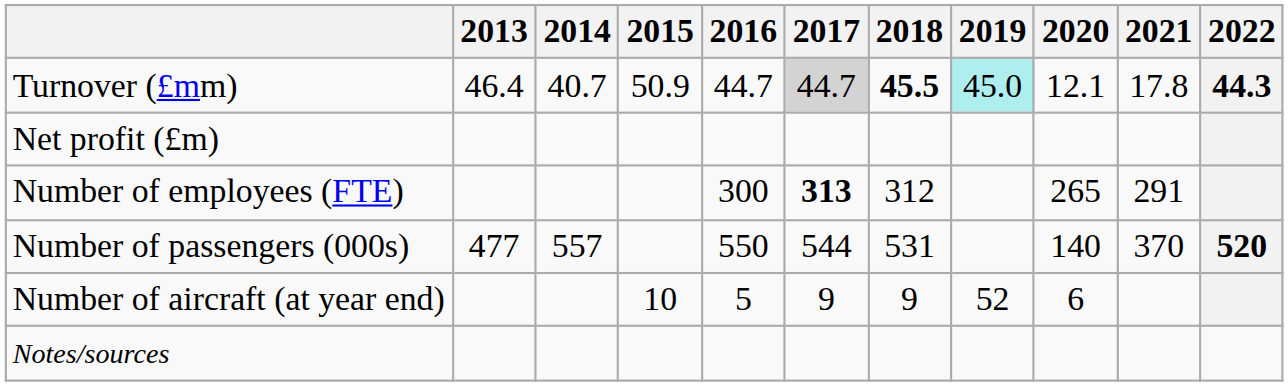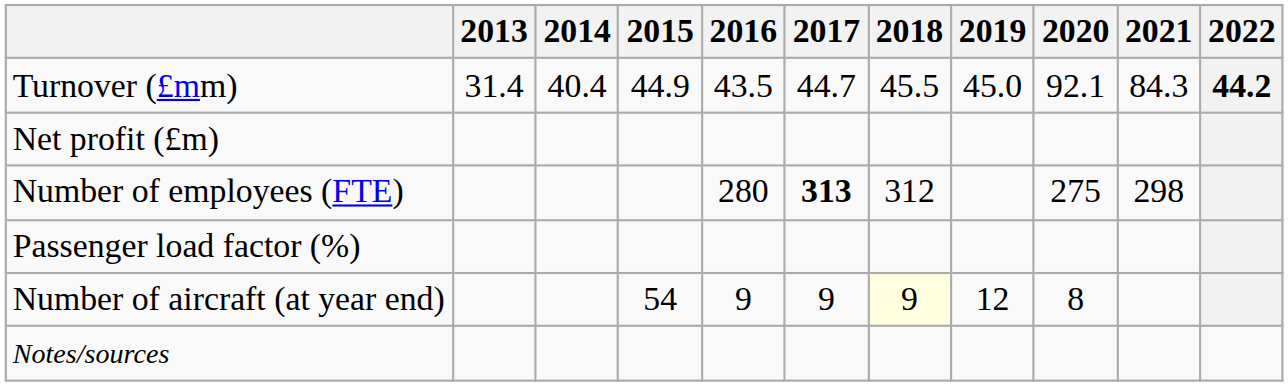(494, 84) 46.4 -> (494, 84) 31.4
(577, 84) 40.7 -> (577, 84) 40.4
(660, 84) 50.9 -> (660, 84) 44.9
(743, 84) 44.7 -> (743, 84) 43.5
(826, 84) lightgrey background -> (826, 84) no background
(909, 84) bold -> (909, 84) normal
(993, 84) paleturquoise background -> (993, 84) no background
(1076, 84) 12.1 -> (1076, 84) 92.1
(1159, 84) 17.8 -> (1159, 84) 84.3
(1242, 84) 44.3 -> (1242, 84) 44.2
(743, 191) 300 -> (743, 191) 280
(1076, 191) 265 -> (1076, 191) 275
(1159, 191) 291 -> (1159, 191) 298
- row: (211, 245)
+ row: (187, 245)
(660, 298) 10 -> (660, 298) 54
(743, 298) 5 -> (743, 298) 9
(909, 298) no background -> (909, 298) lightyellow background
(993, 298) 52 -> (993, 298) 12
(1076, 298) 6 -> (1076, 298) 8
